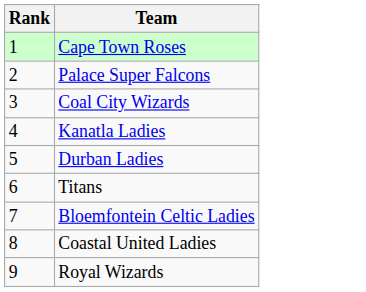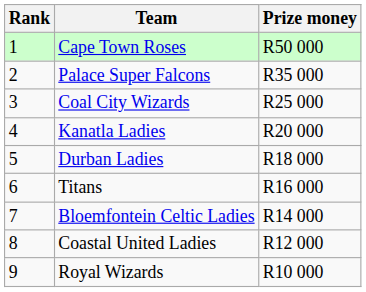+ column: (310, 18)
